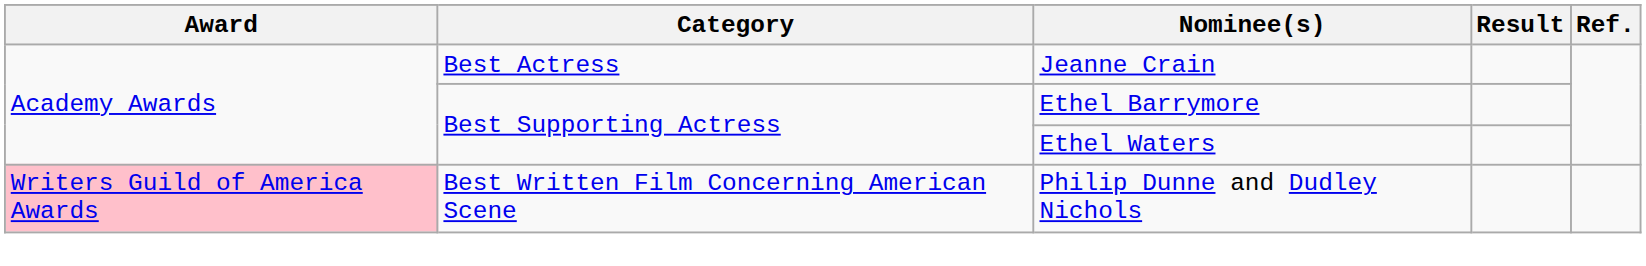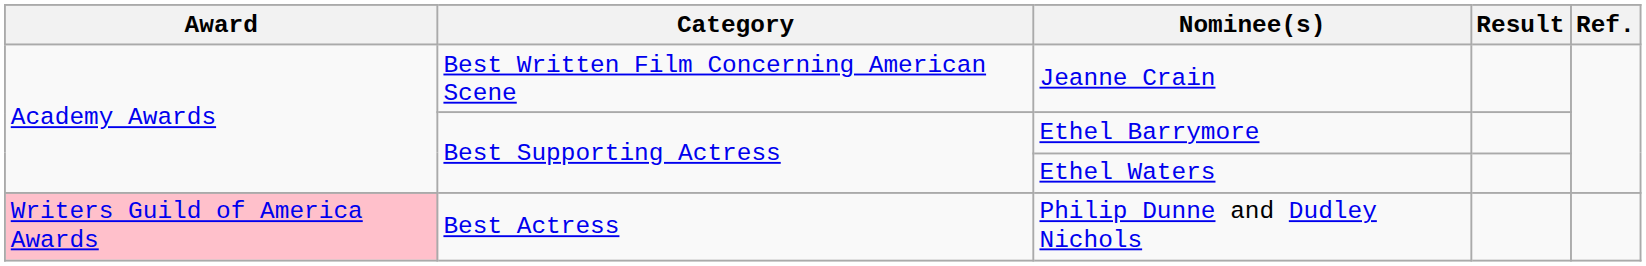(531, 65) Best Actress -> (715, 79) Best Written Film Concerning American Scene
(715, 198) Best Written Film Concerning American Scene -> (531, 226) Best Actress
